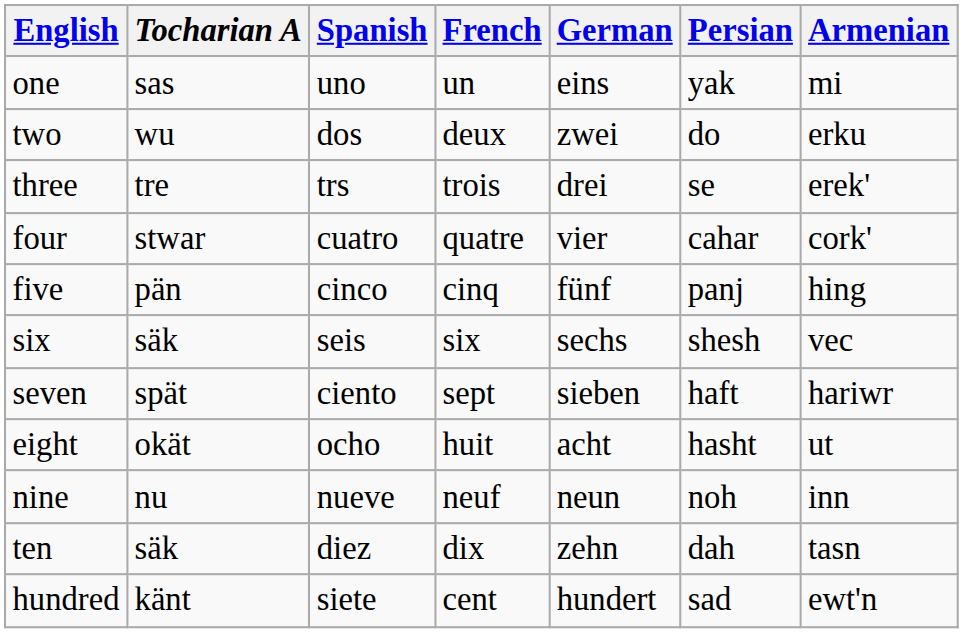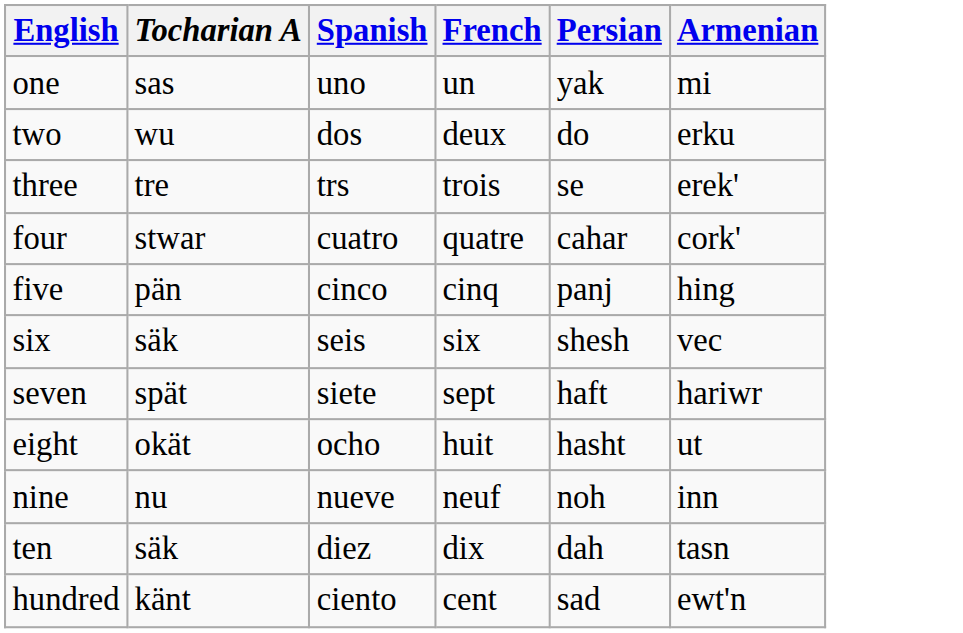- column: (615, 30)
(357, 392) ciento -> (347, 392) siete
(347, 599) siete -> (357, 599) ciento
